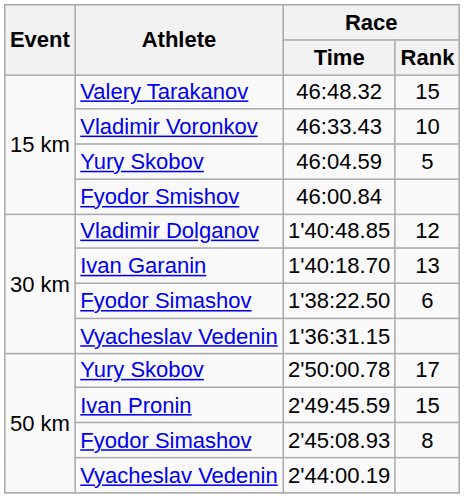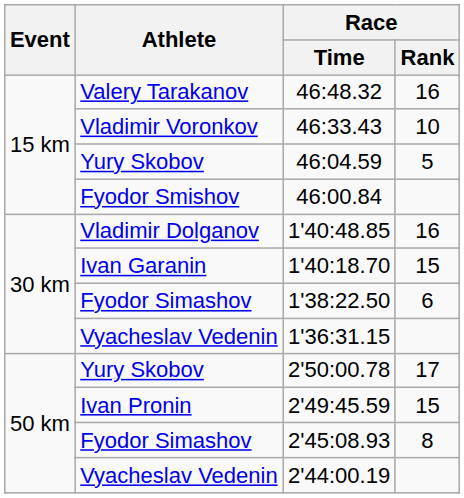(427, 92) 15 -> (427, 92) 16
(427, 231) 12 -> (427, 231) 16
(427, 266) 13 -> (427, 266) 15
